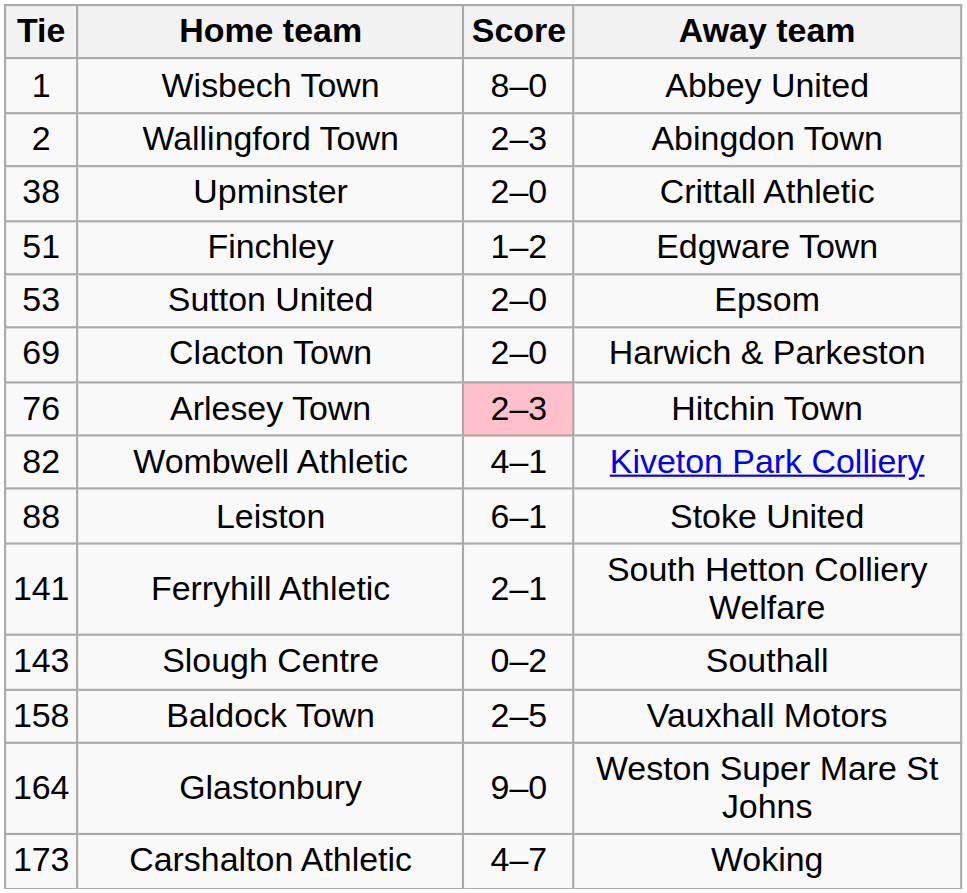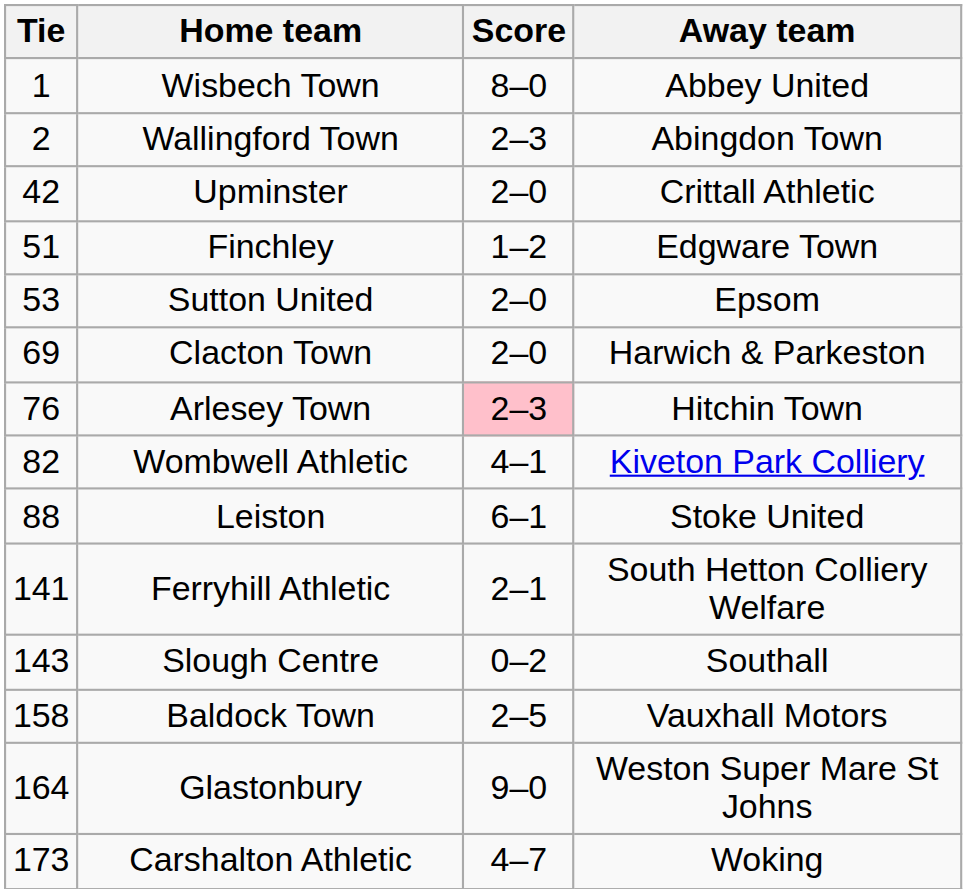(41, 192) 38 -> (41, 192) 42
